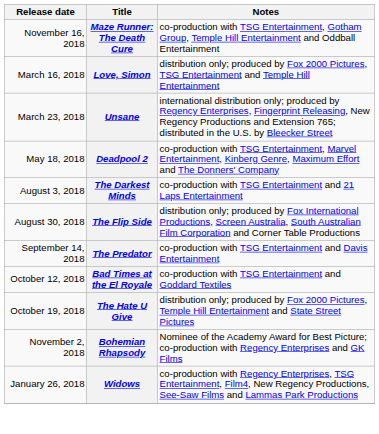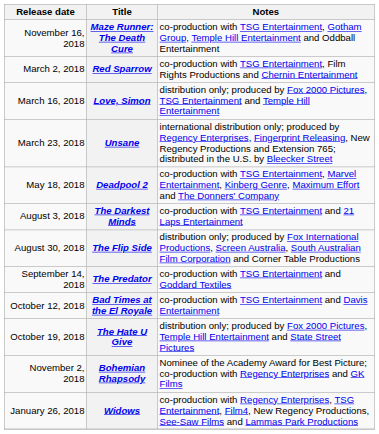+ row: (122, 69)
(264, 253) co-production with TSG Entertainment and Davis Entertainment -> (250, 279) co-production with TSG Entertainment and Goddard Textiles
(250, 279) co-production with TSG Entertainment and Goddard Textiles -> (264, 305) co-production with TSG Entertainment and Davis Entertainment
